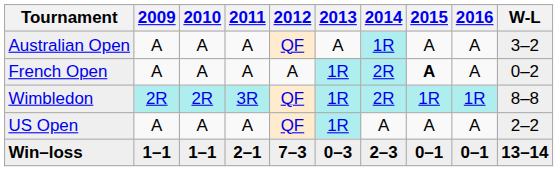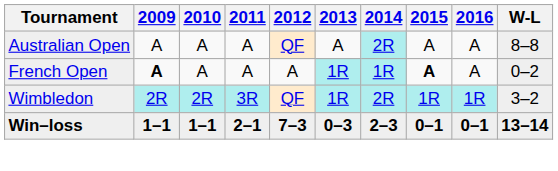(384, 44) 1R -> (384, 44) 2R
(525, 44) 3–2 -> (525, 44) 8–8
(157, 71) normal -> (157, 71) bold
(384, 71) 2R -> (384, 71) 1R
(525, 98) 8–8 -> (525, 98) 3–2
- row: (43, 125)
